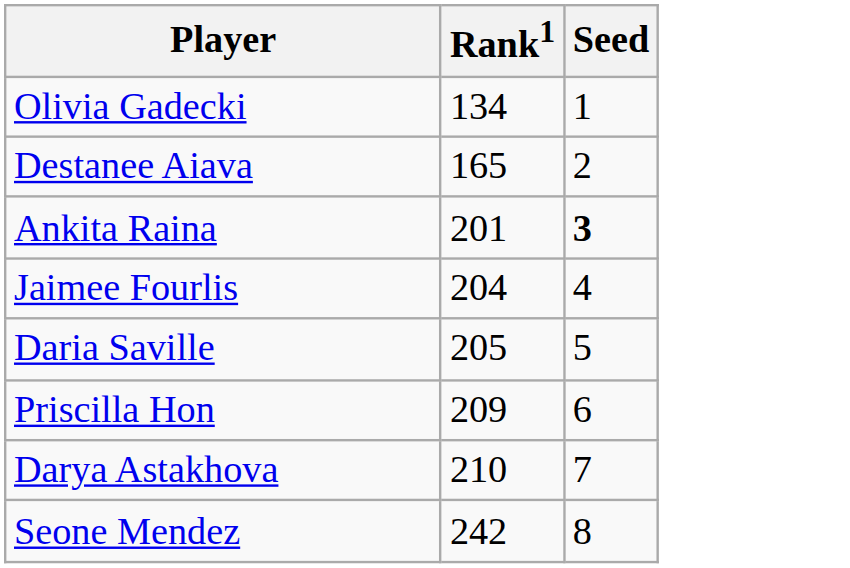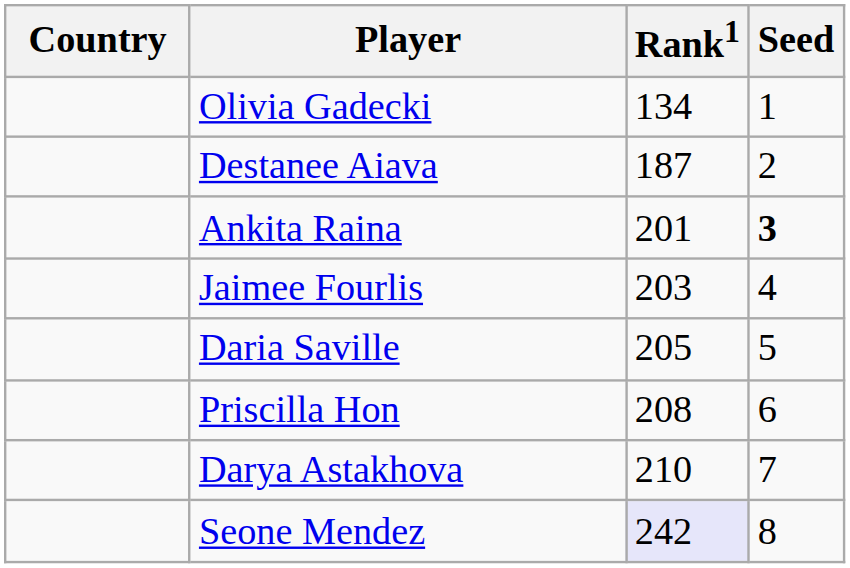+ column: (98, 39)
(479, 166) 165 -> (663, 166) 187
(479, 287) 204 -> (663, 287) 203
(479, 409) 209 -> (663, 409) 208
(479, 530) no background -> (663, 530) lavender background
